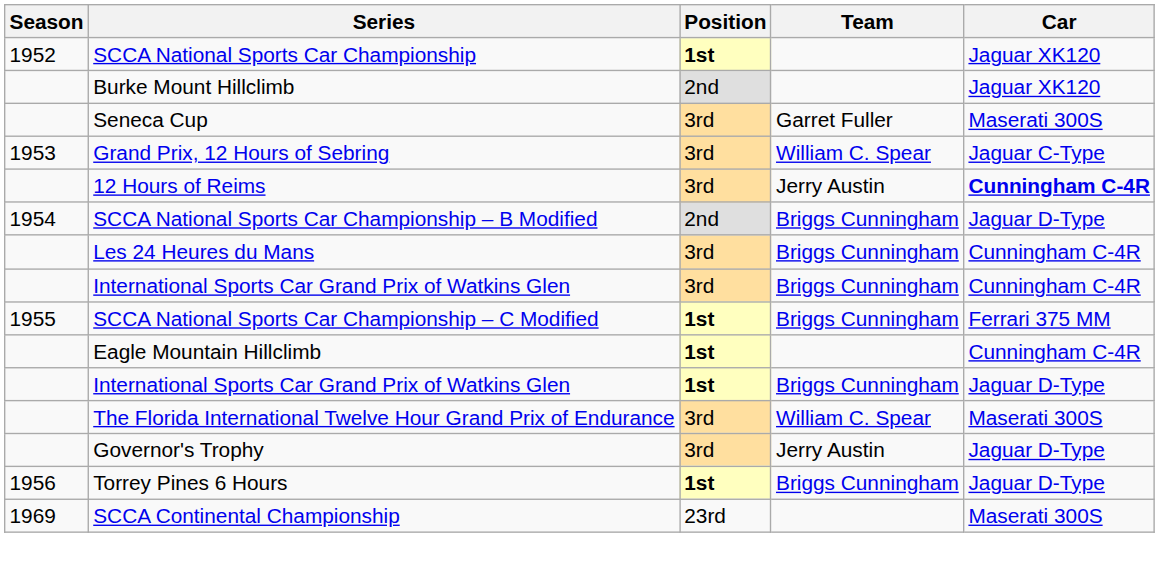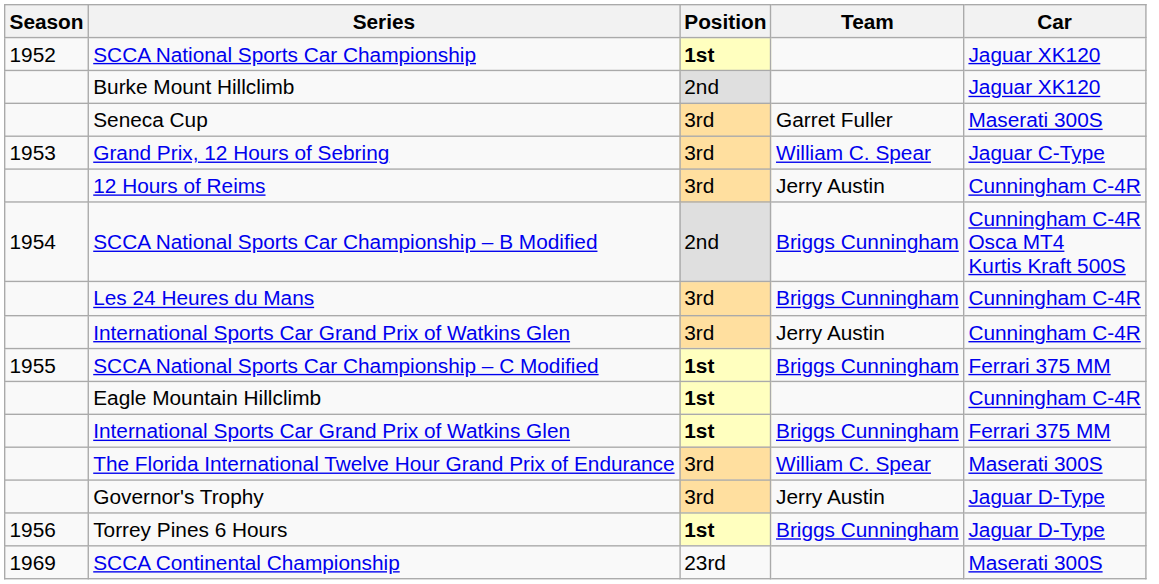(1059, 186) bold -> (1055, 186) normal
(1037, 219) Jaguar D-Type -> (1055, 242) Cunningham C-4R Osca MT4 Kurtis Kraft 500S
(867, 285) Briggs Cunningham -> (830, 332) Jerry Austin
(1037, 384) Jaguar D-Type -> (1040, 431) Ferrari 375 MM
